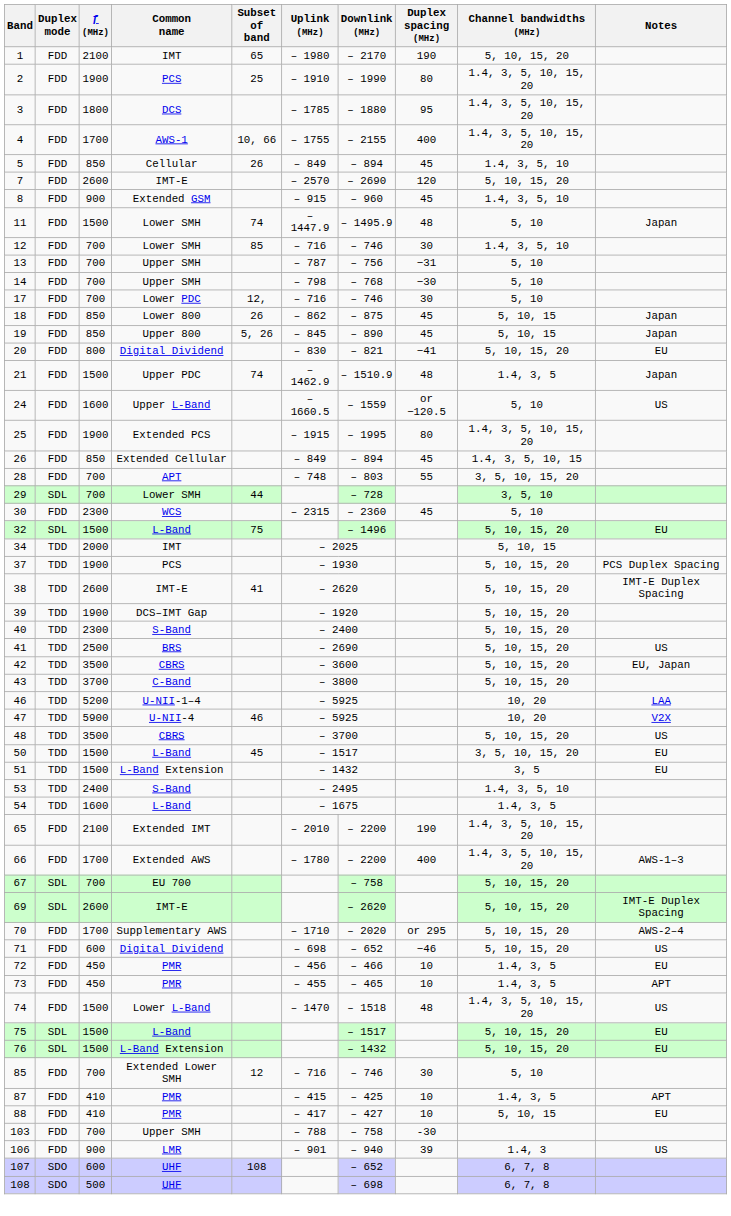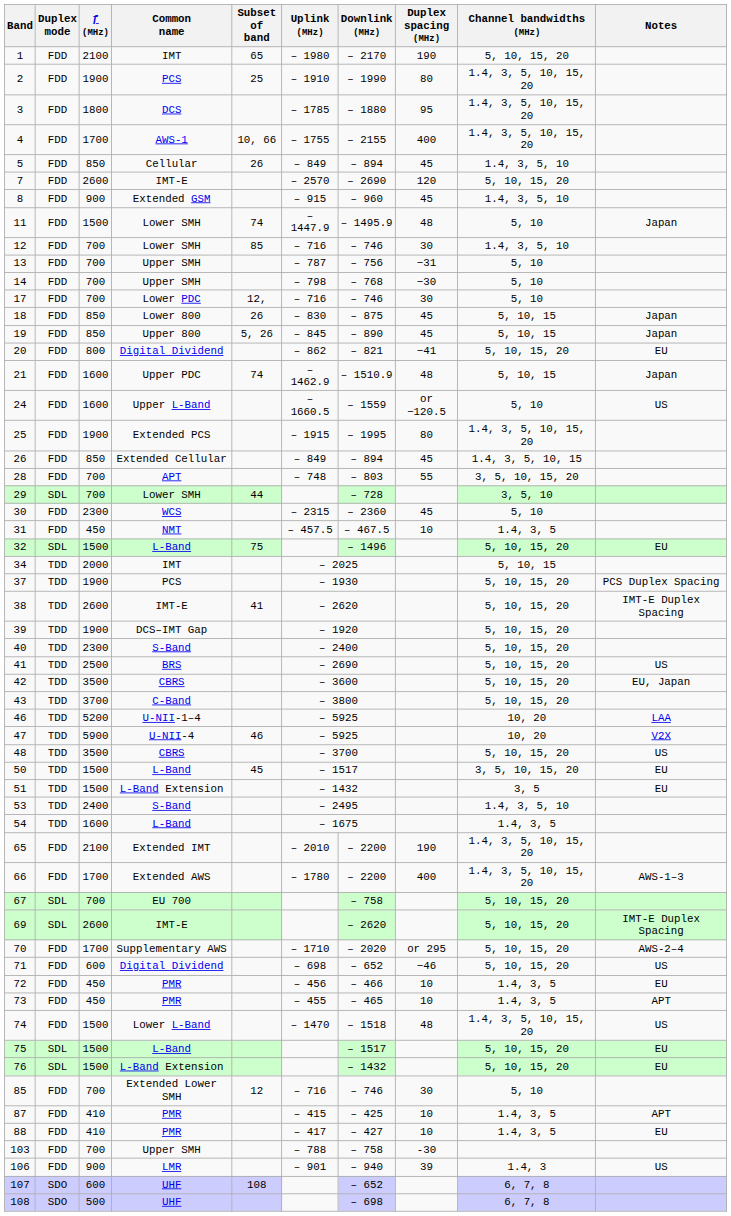(310, 317) – 862 -> (310, 317) – 830
(310, 352) – 830 -> (310, 352) – 862
(96, 376) 1500 -> (96, 376) 1600
(527, 376) 1.4, 3, 5 -> (527, 376) 5, 10, 15
+ row: (20, 530)
(527, 1114) 5, 10, 15 -> (527, 1132) 1.4, 3, 5
